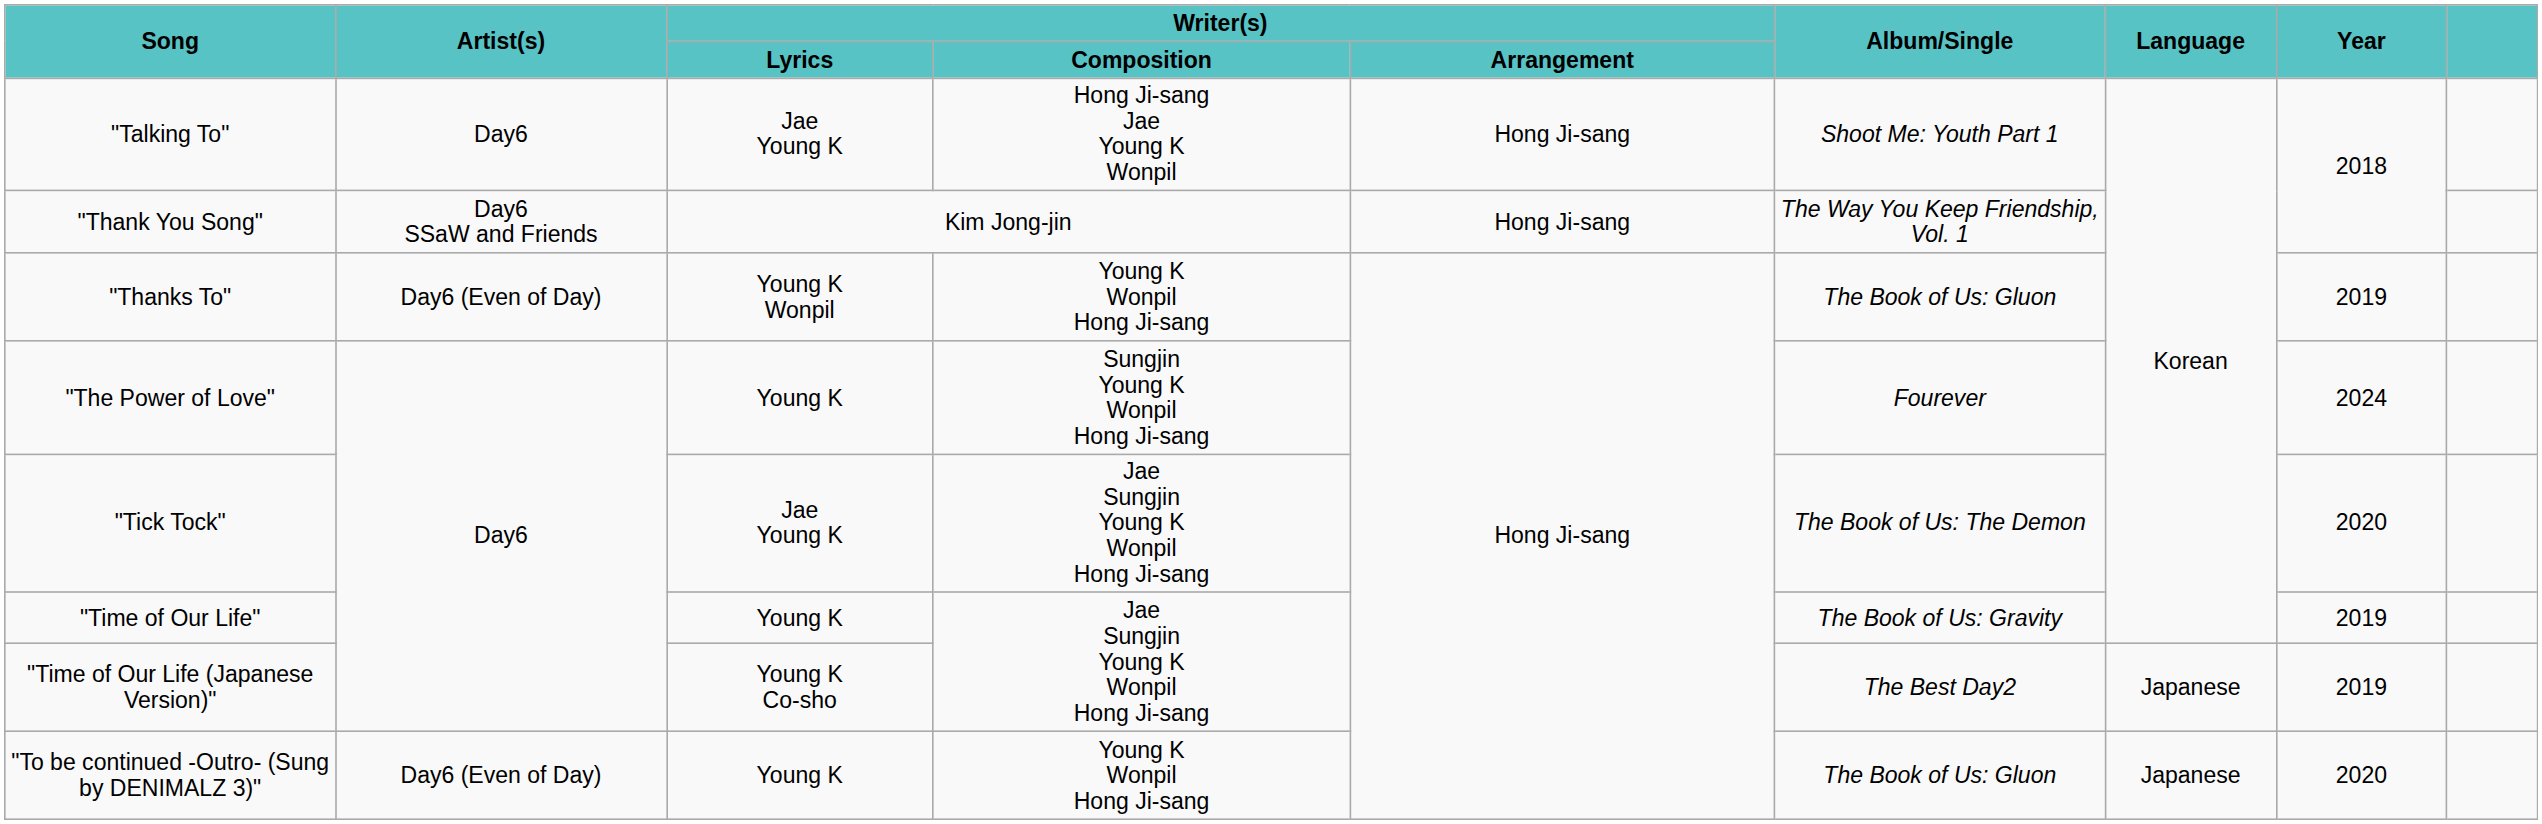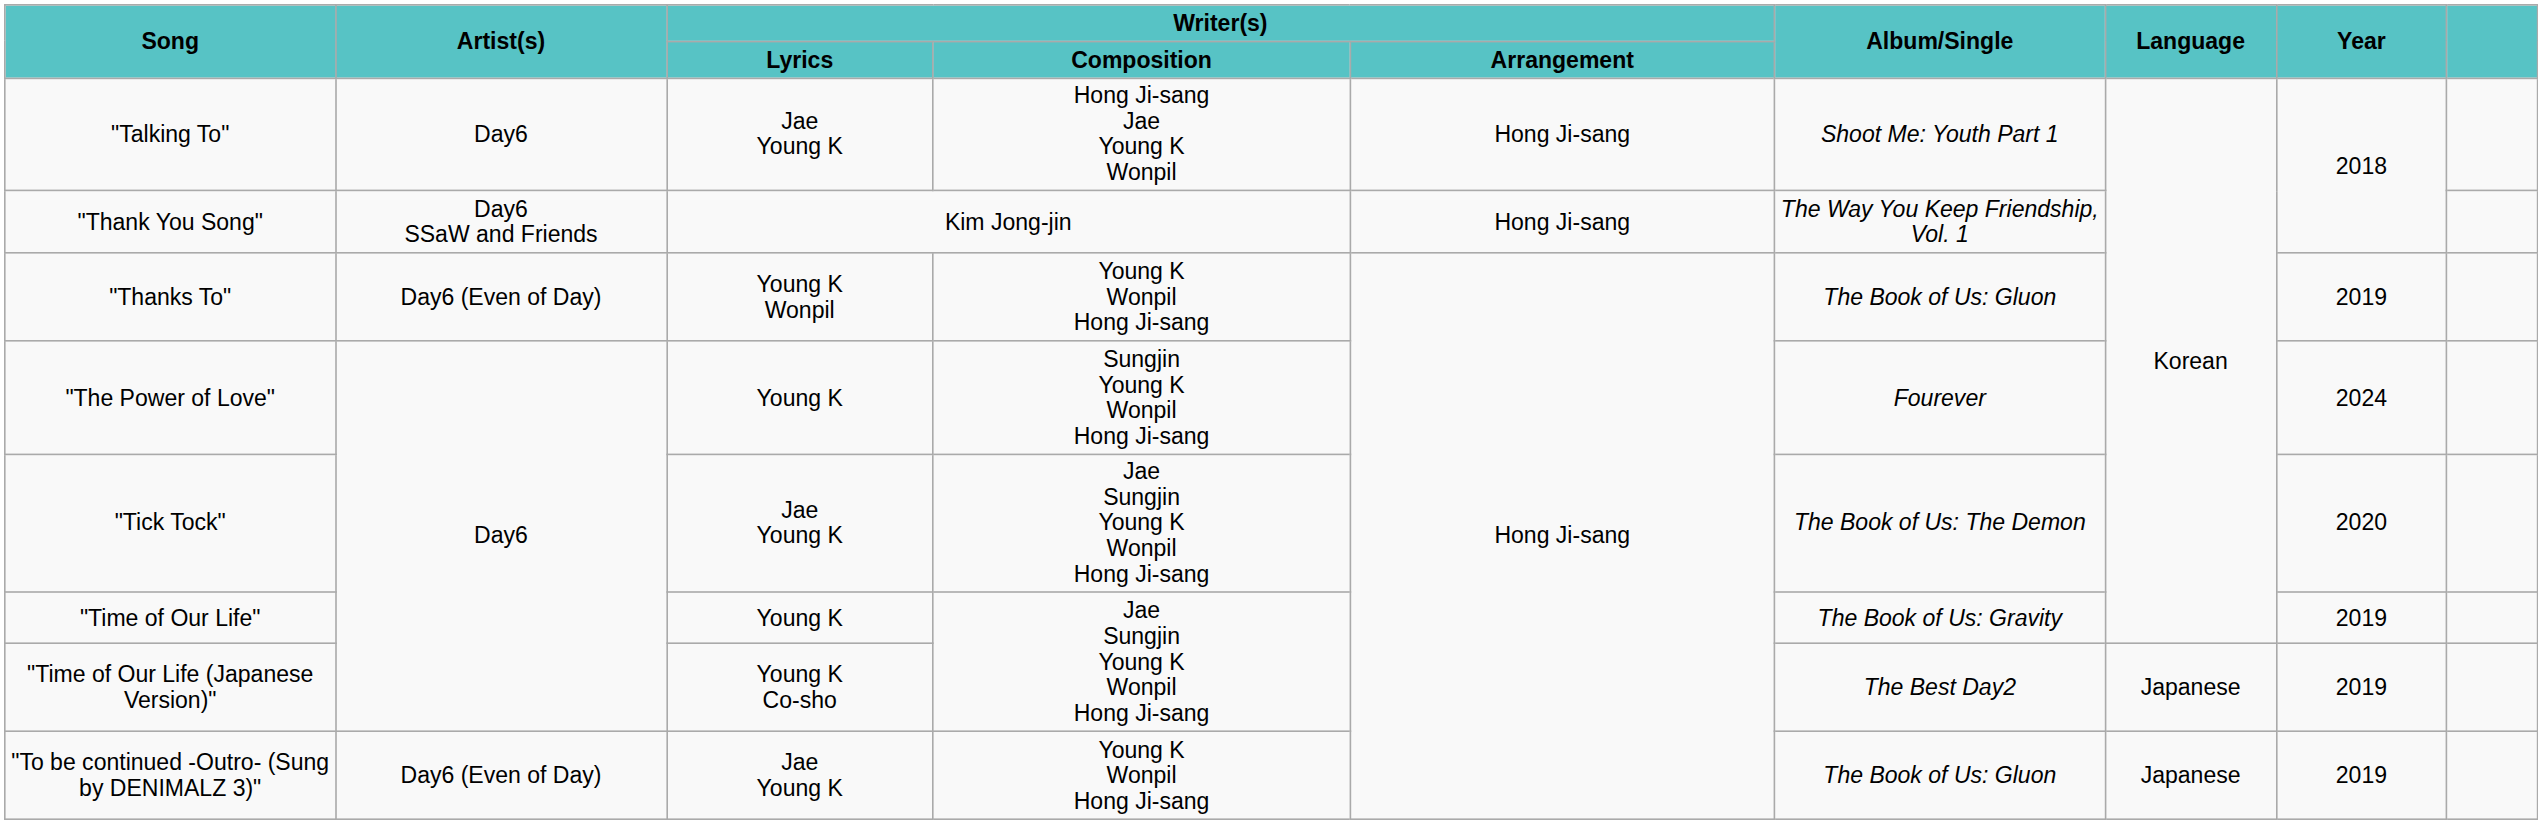(800, 775) Young K -> (800, 775) Jae Young K
(2361, 775) 2020 -> (2361, 775) 2019
